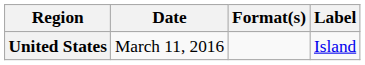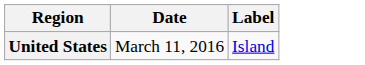- column: (269, 18)
